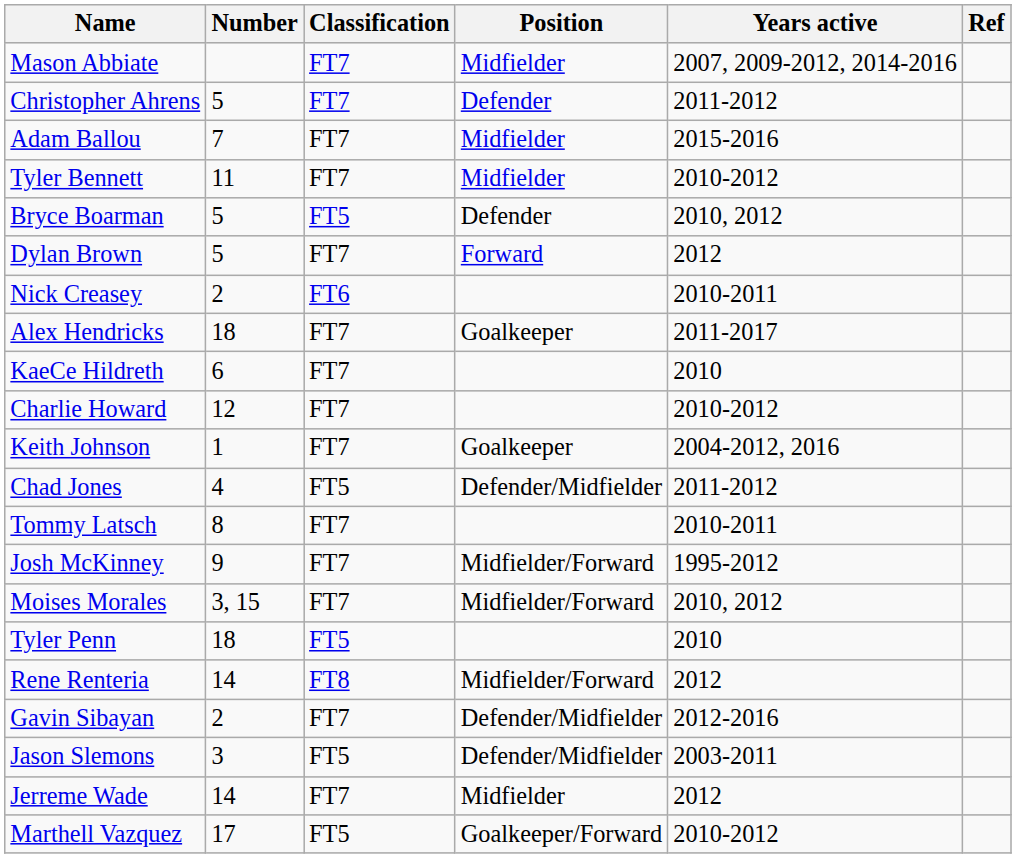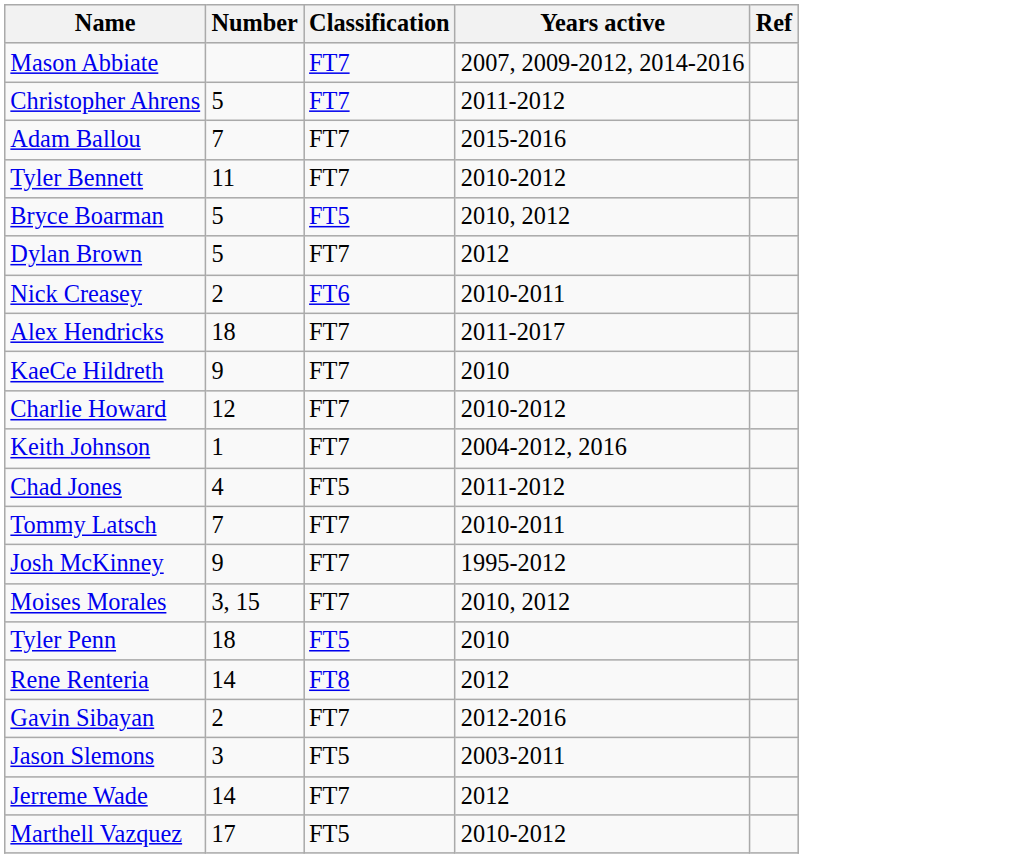- column: (561, 23)
(217, 370) 6 -> (217, 370) 9
(217, 525) 8 -> (217, 525) 7
